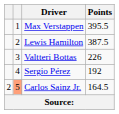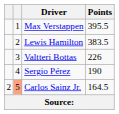(98, 41) 387.5 -> (98, 41) 383.5
(95, 71) 192 -> (95, 71) 190
